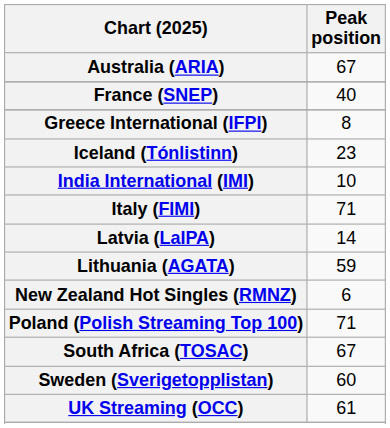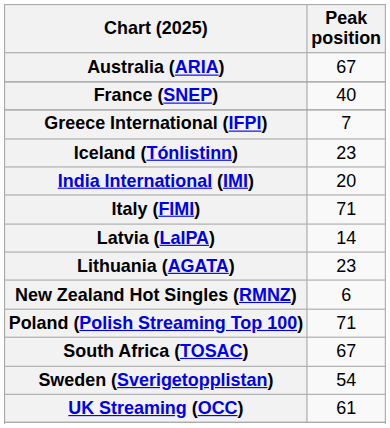(346, 124) 8 -> (346, 124) 7
(346, 180) 10 -> (346, 180) 20
(346, 266) 59 -> (346, 266) 23
(346, 379) 60 -> (346, 379) 54
